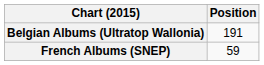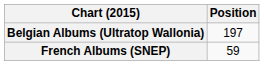(233, 32) 191 -> (233, 32) 197
